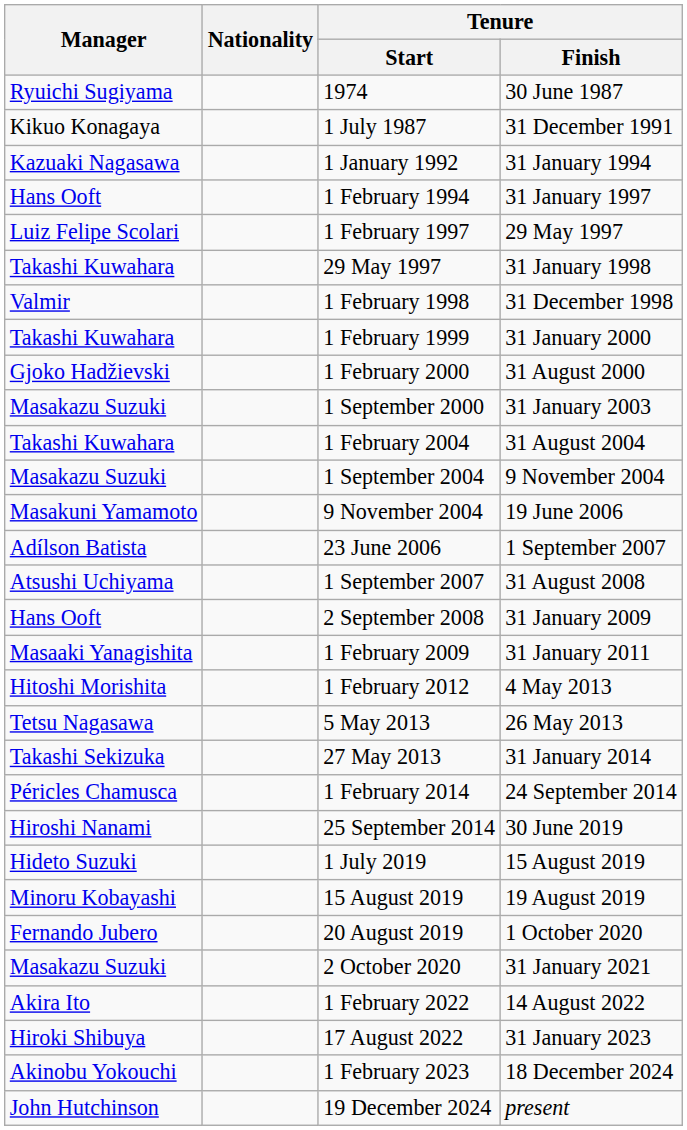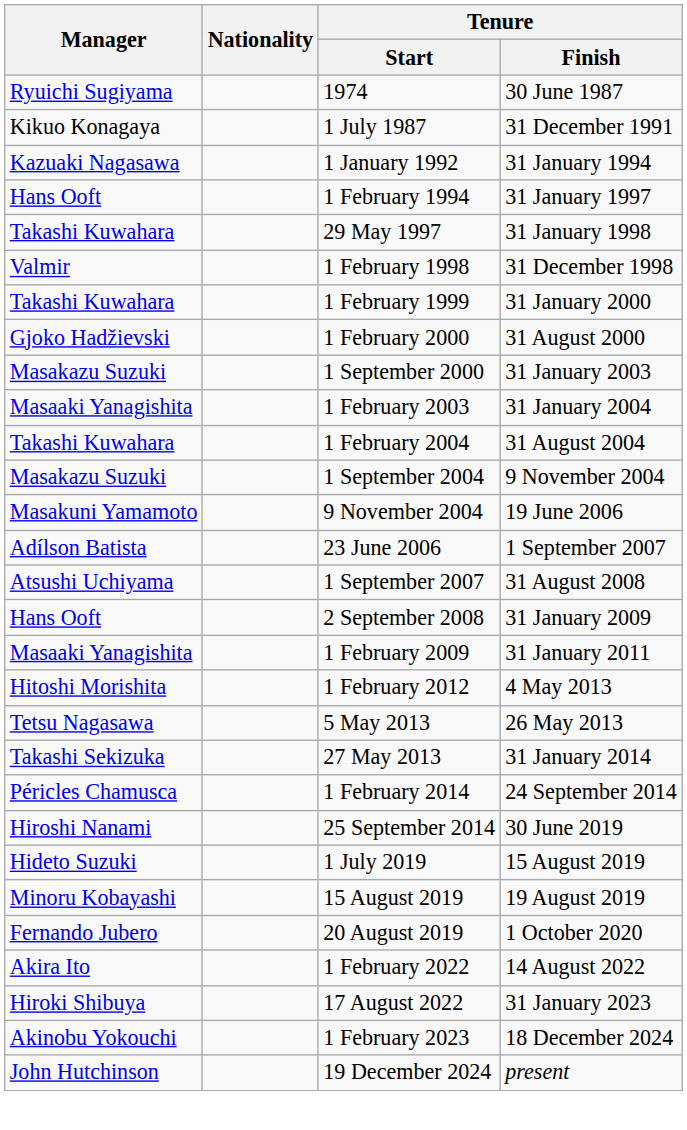- row: (396, 232)
+ row: (396, 407)
- row: (392, 967)
